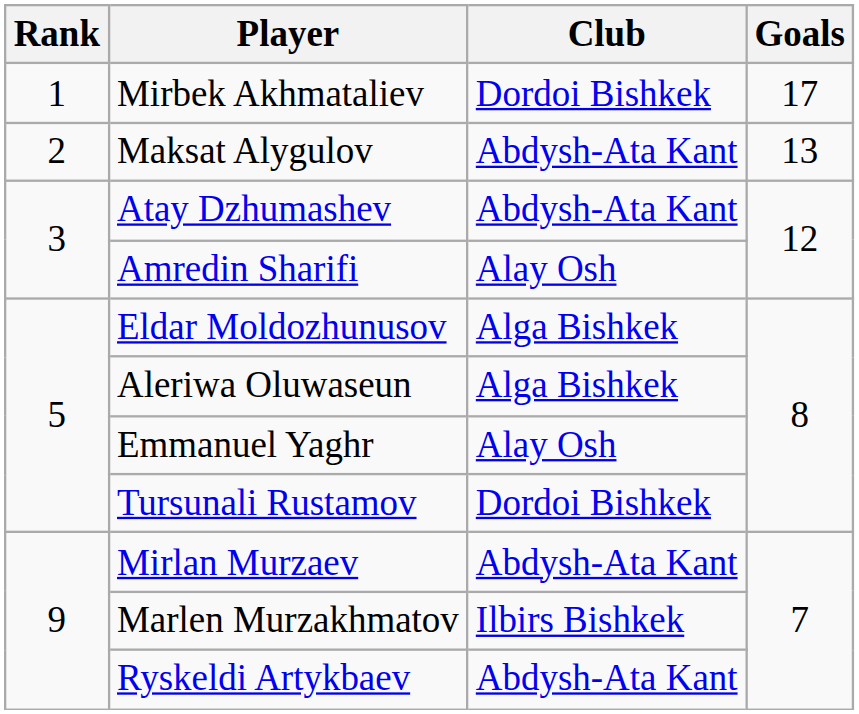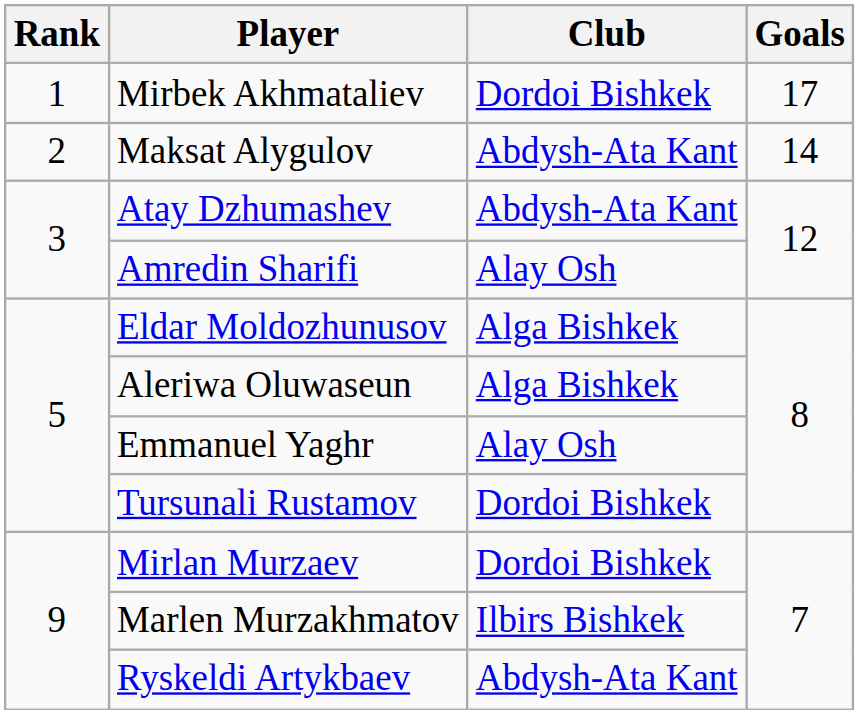(800, 151) 13 -> (800, 151) 14
(607, 561) Abdysh-Ata Kant -> (593, 561) Dordoi Bishkek
